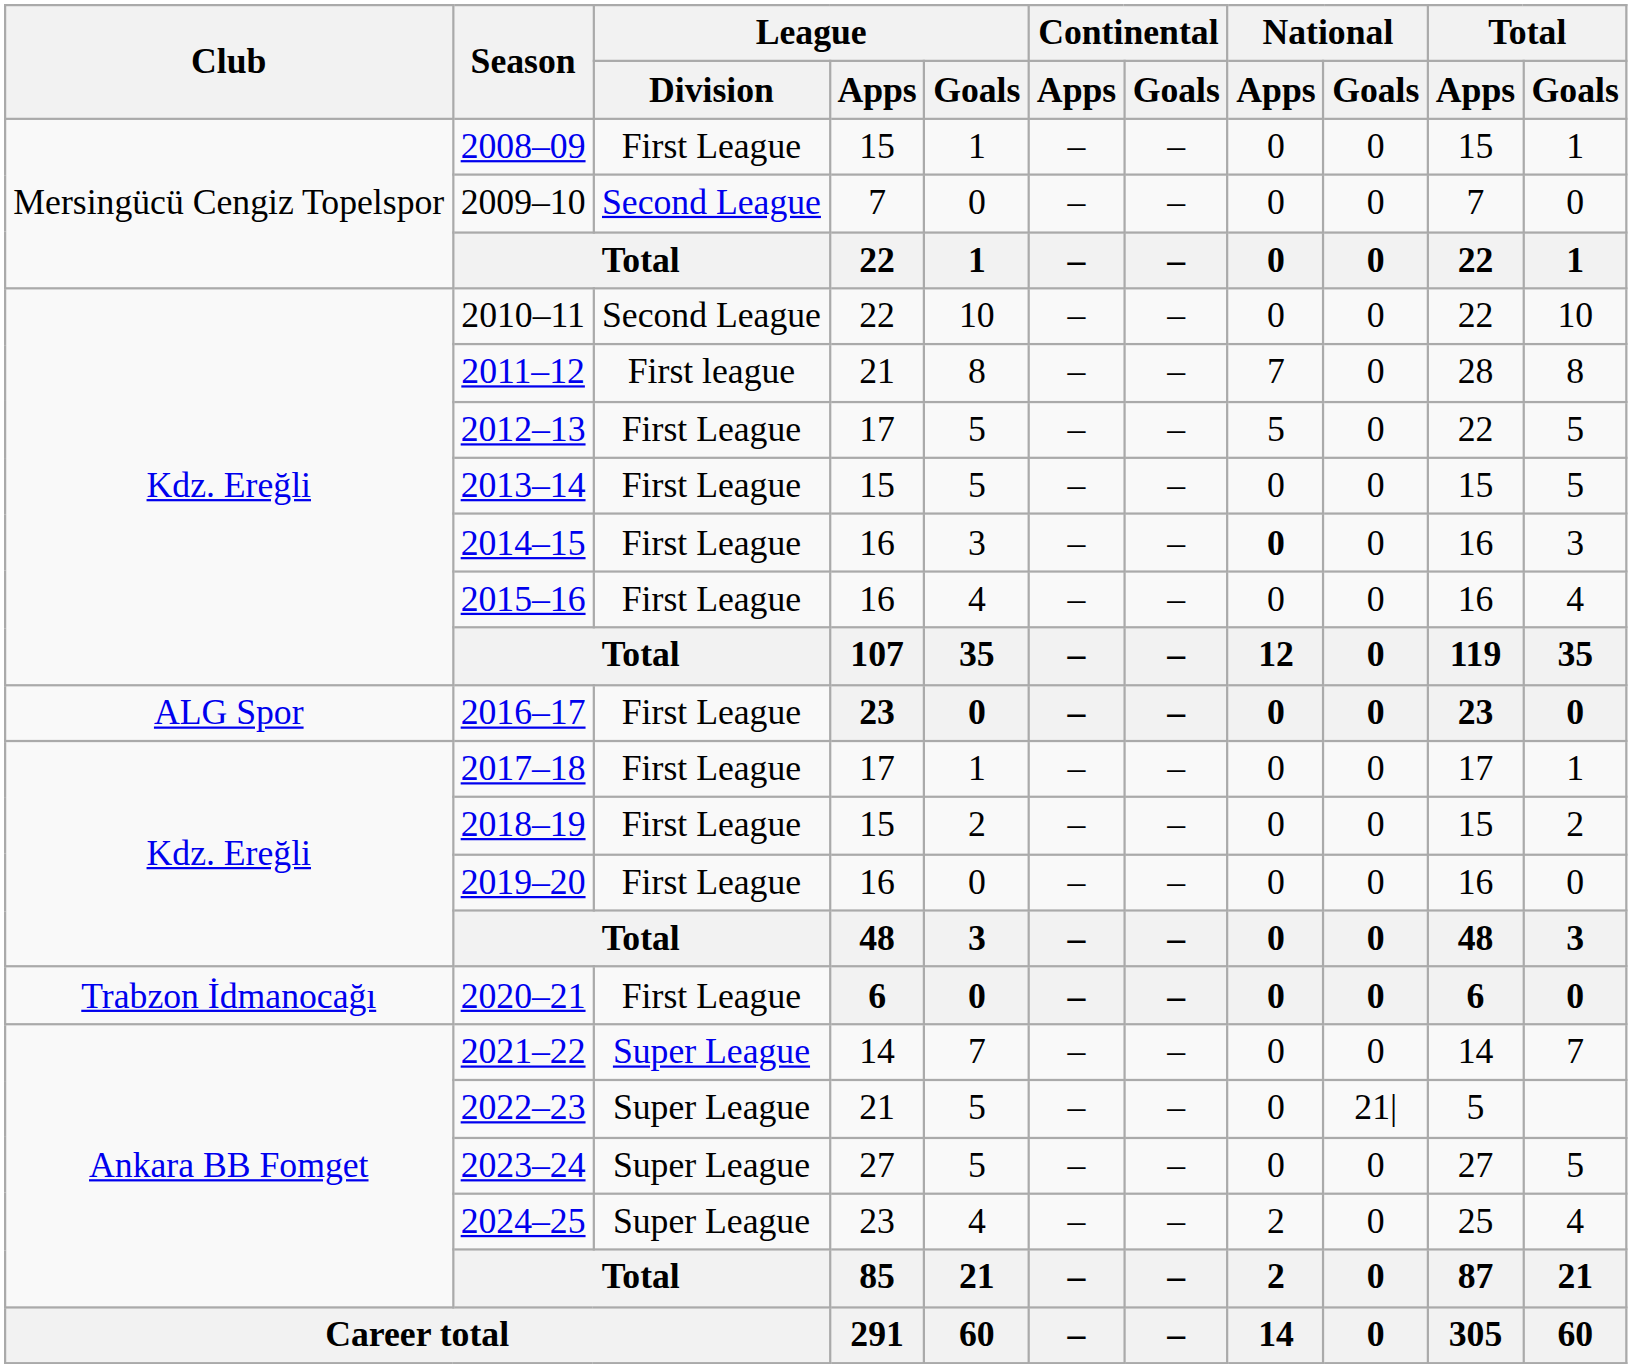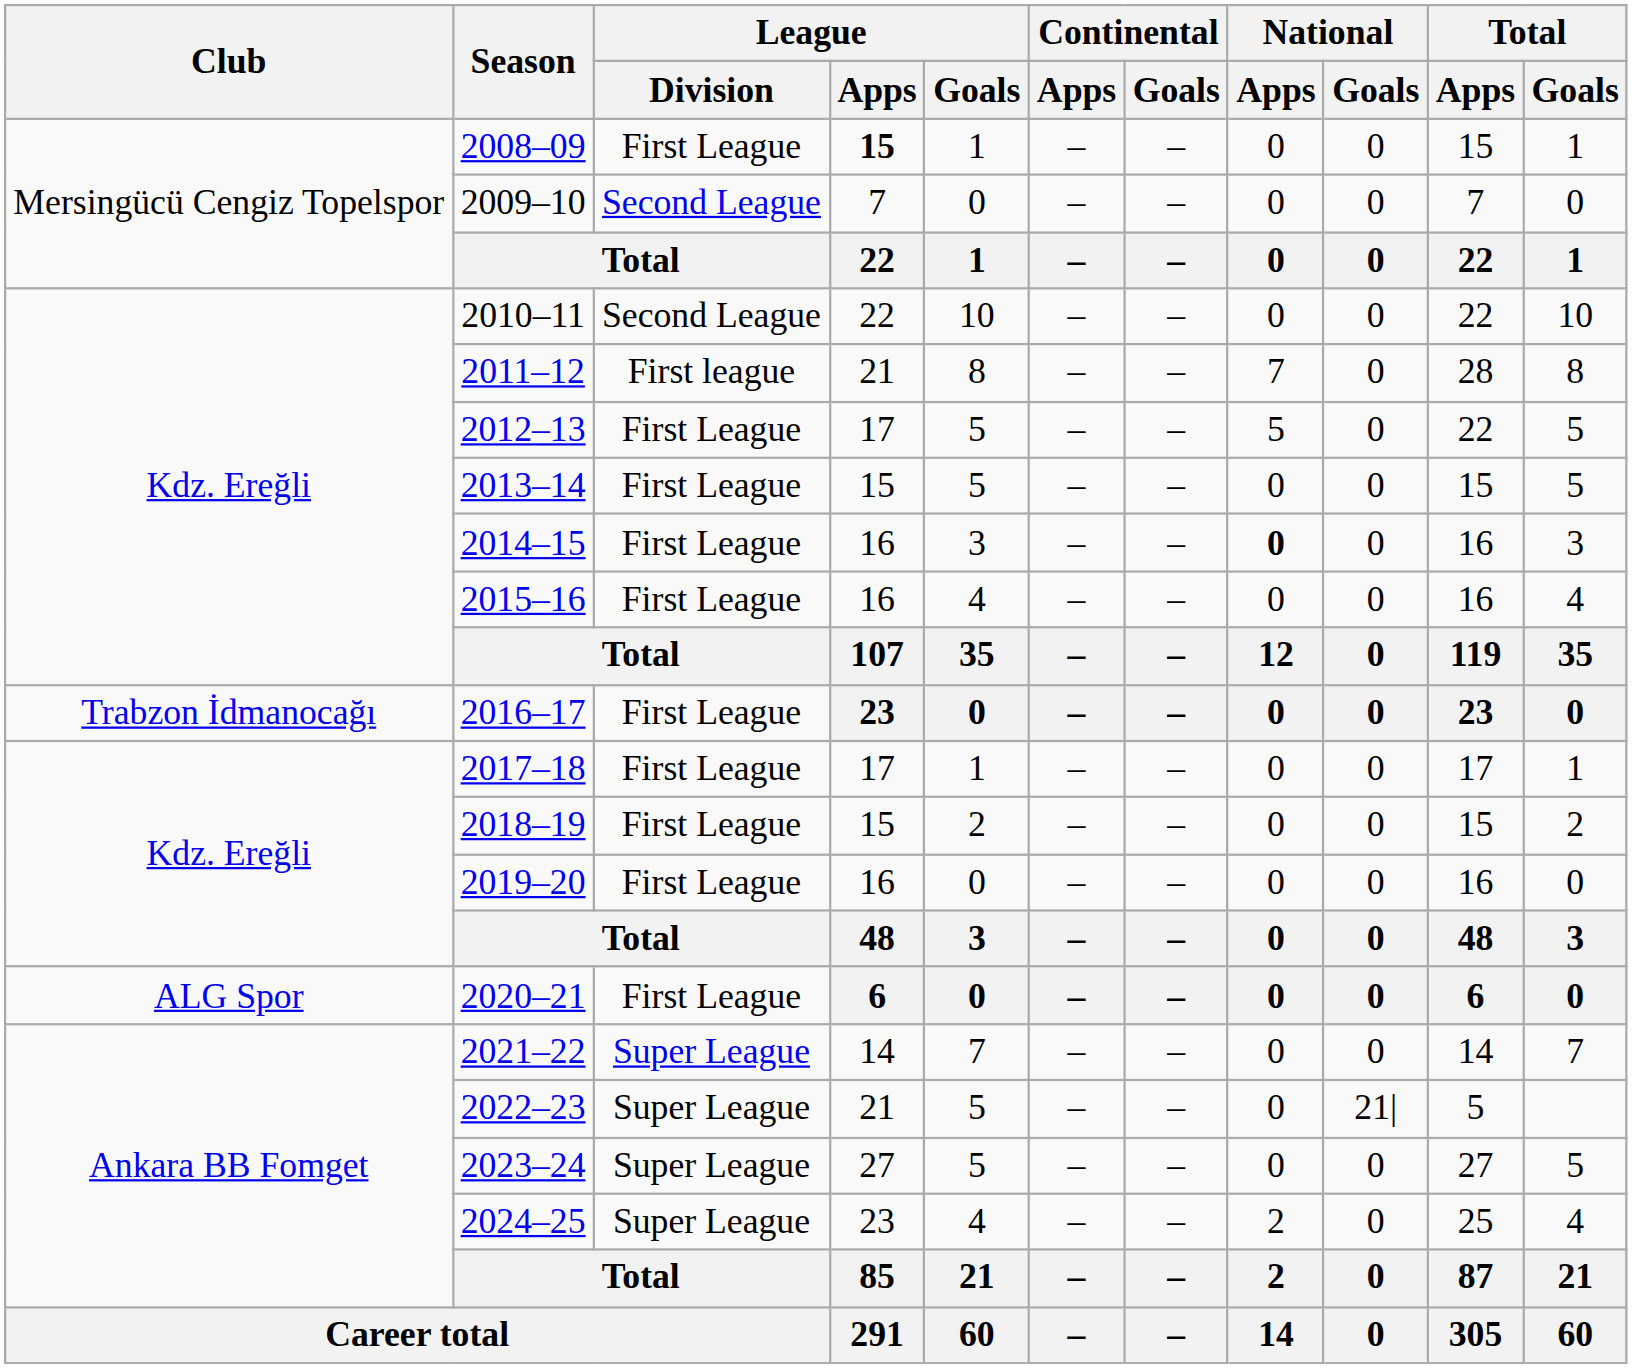(877, 145) normal -> (877, 145) bold
(229, 711) ALG Spor -> (229, 711) Trabzon İdmanocağı
(229, 994) Trabzon İdmanocağı -> (229, 994) ALG Spor
